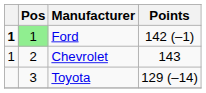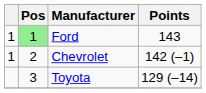(11, 36) bold -> (11, 36) normal
(170, 36) 142 (–1) -> (170, 36) 143
(170, 57) 143 -> (170, 57) 142 (–1)
